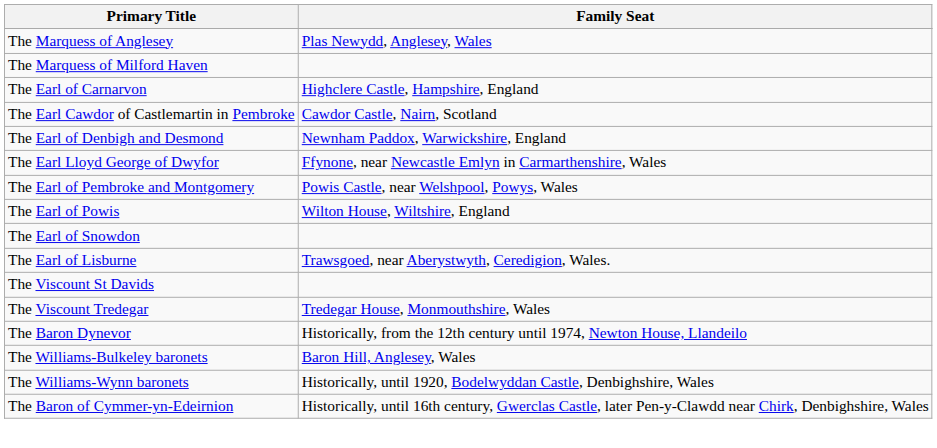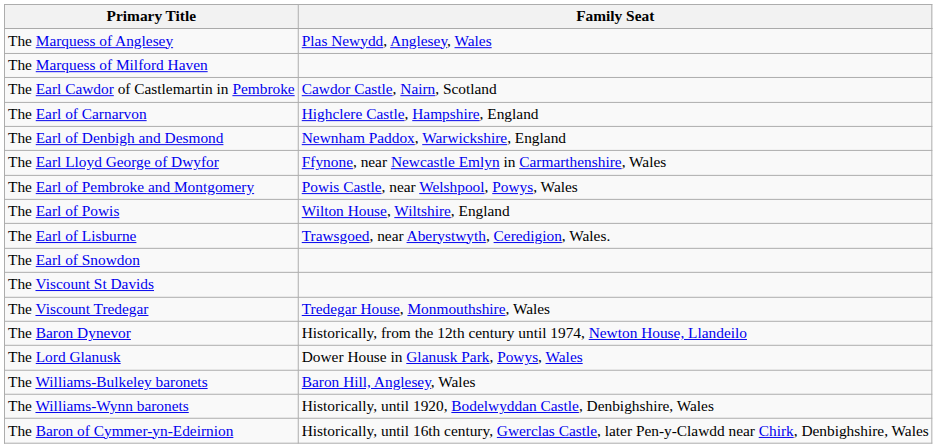rows swapped: (77, 89) <-> (151, 114)
rows swapped: (74, 235) <-> (72, 260)
+ row: (64, 357)
